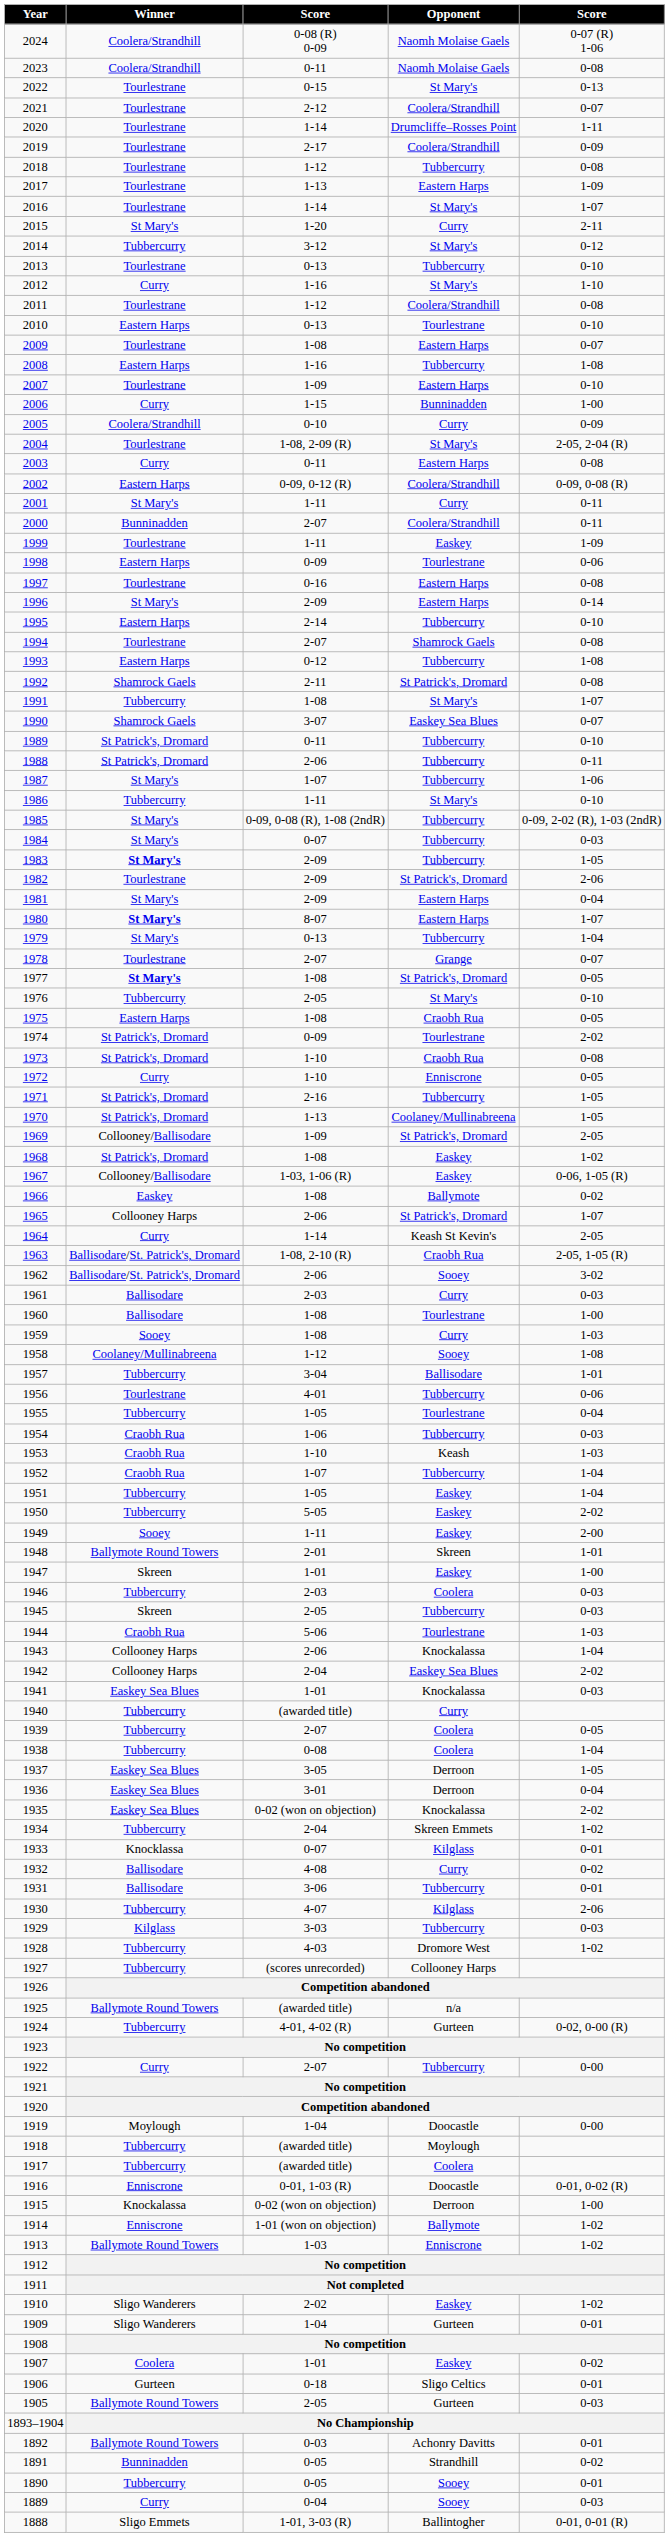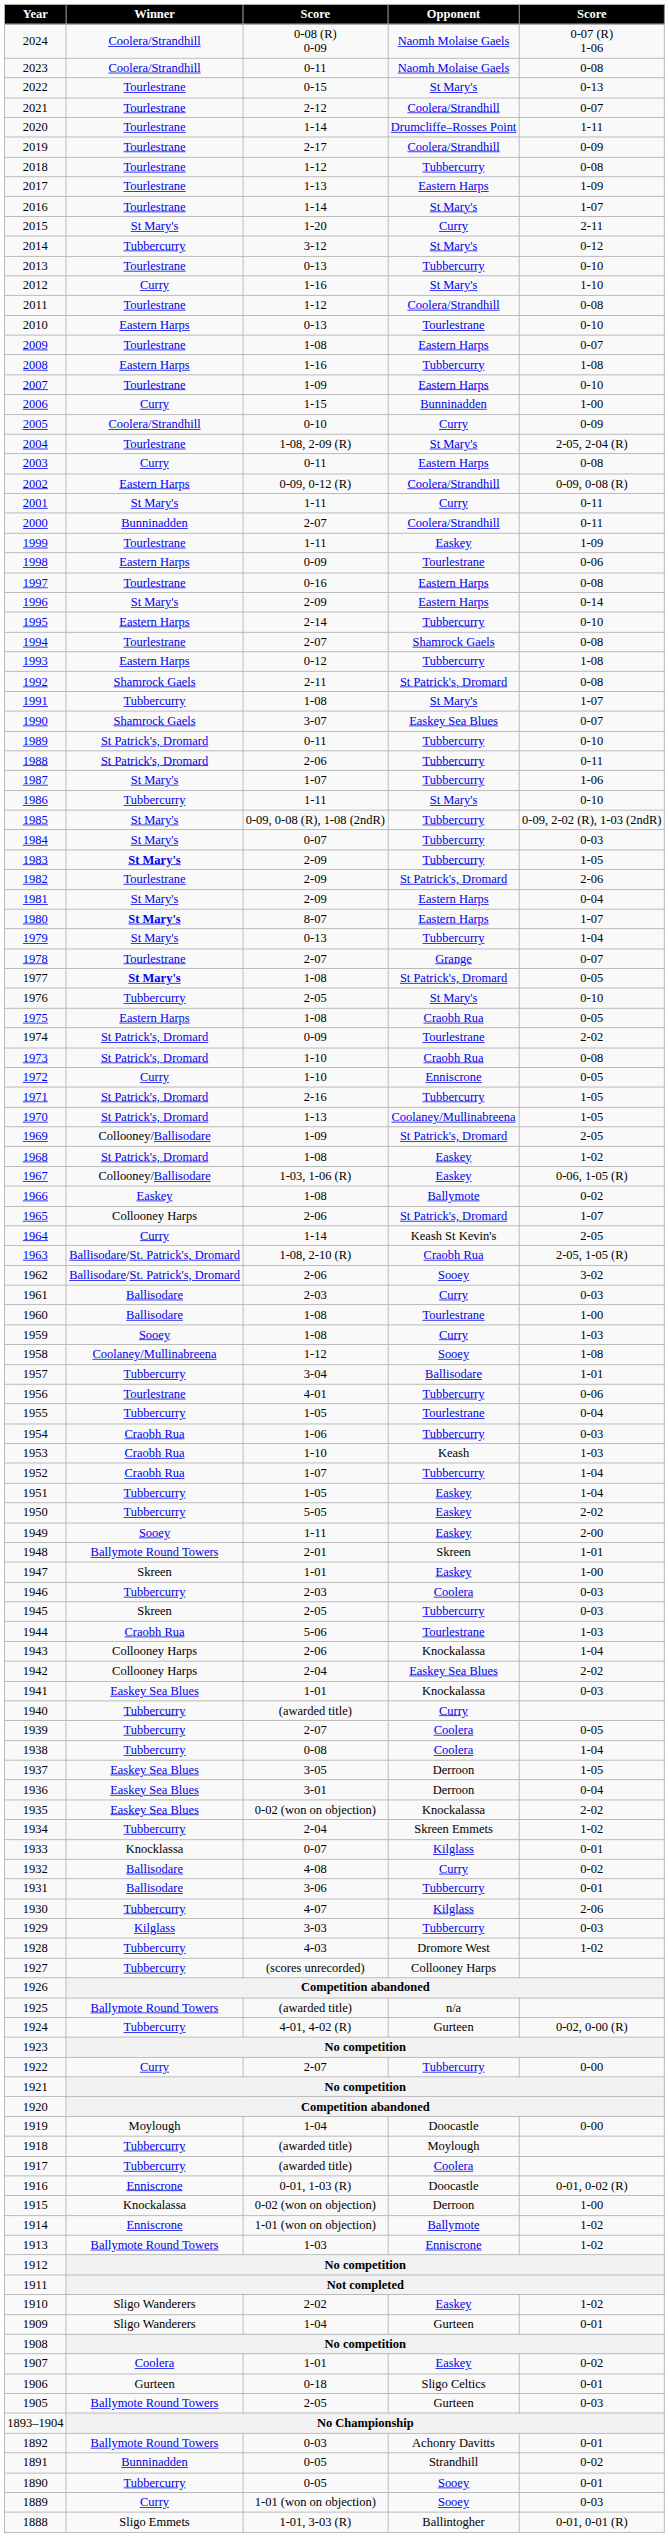(315, 2502) 0-04 -> (315, 2502) 1-01 (won on objection)
